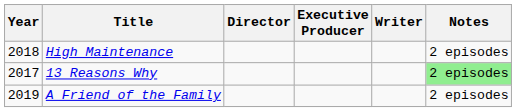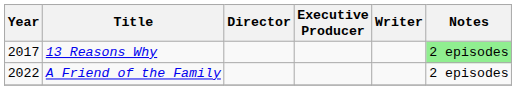- row: (109, 52)
(24, 95) 2019 -> (24, 74) 2022
